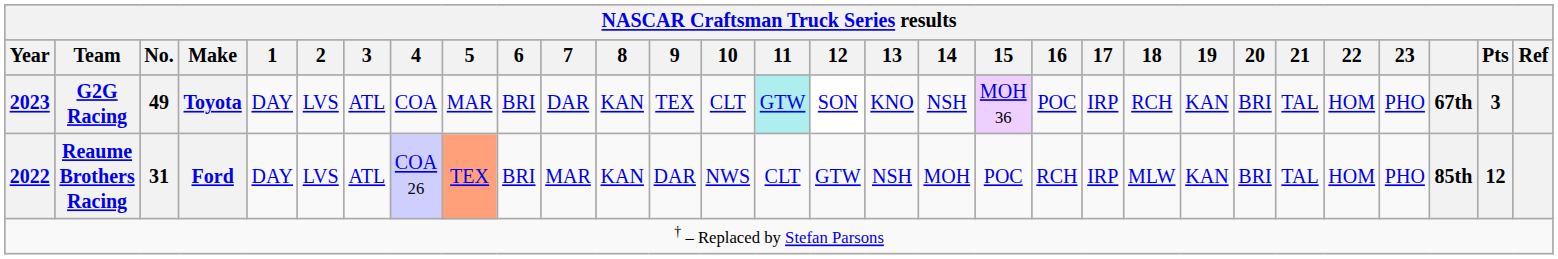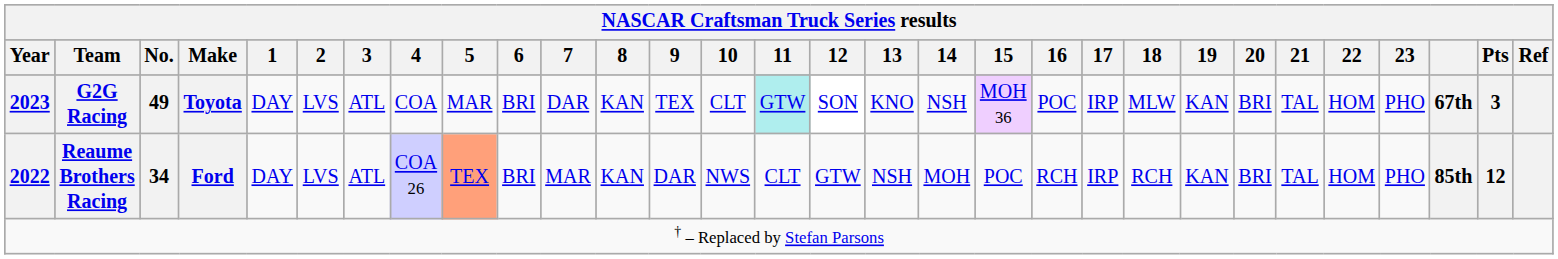(1152, 103) RCH -> (1152, 103) MLW
(159, 176) 31 -> (159, 176) 34
(1152, 176) MLW -> (1152, 176) RCH
